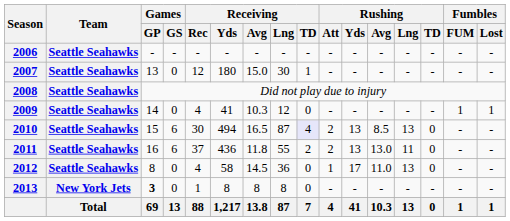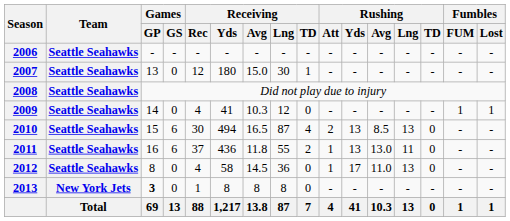(308, 129) lavender background -> (308, 129) no background
(331, 149) 2 -> (331, 149) 1
